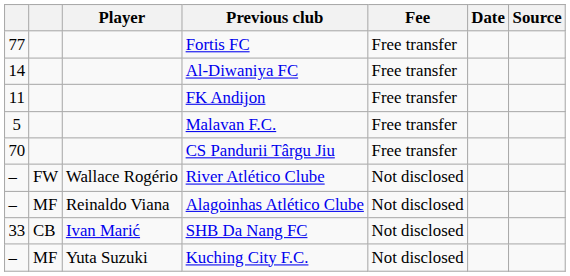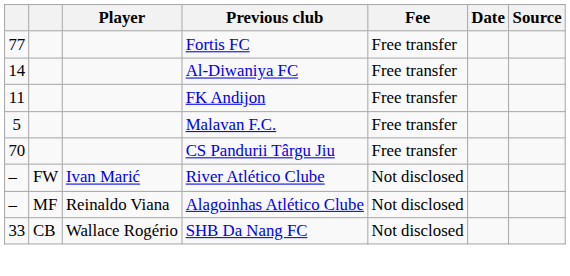(122, 177) Wallace Rogério -> (103, 177) Ivan Marić
(103, 230) Ivan Marić -> (122, 230) Wallace Rogério
- row: (247, 257)
